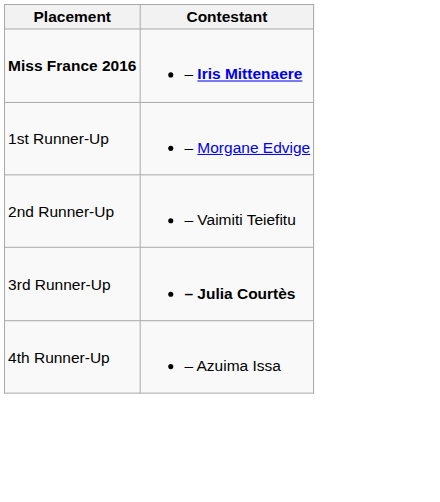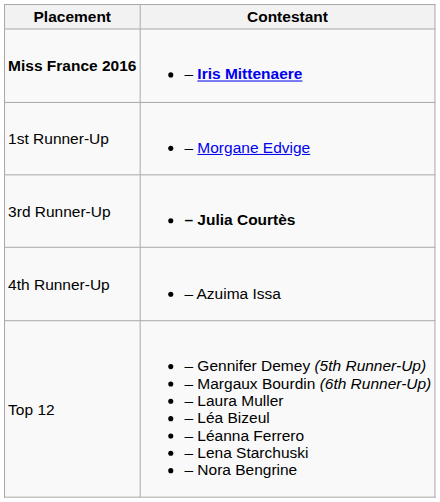- row: (61, 211)
+ row: (31, 409)
